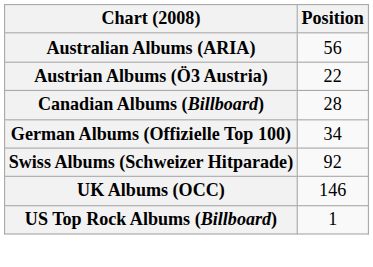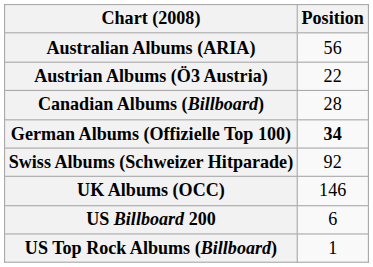(333, 133) normal -> (333, 133) bold
+ row: (151, 219)
